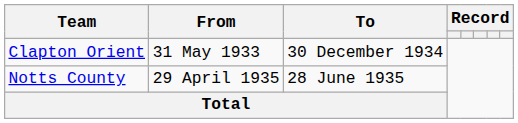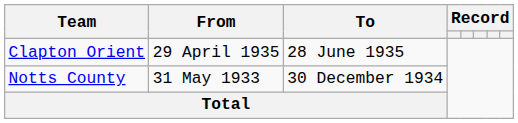(206, 52) 31 May 1933 -> (216, 52) 29 April 1935
(365, 52) 30 December 1934 -> (346, 52) 28 June 1935
(216, 79) 29 April 1935 -> (206, 79) 31 May 1933
(346, 79) 28 June 1935 -> (365, 79) 30 December 1934
